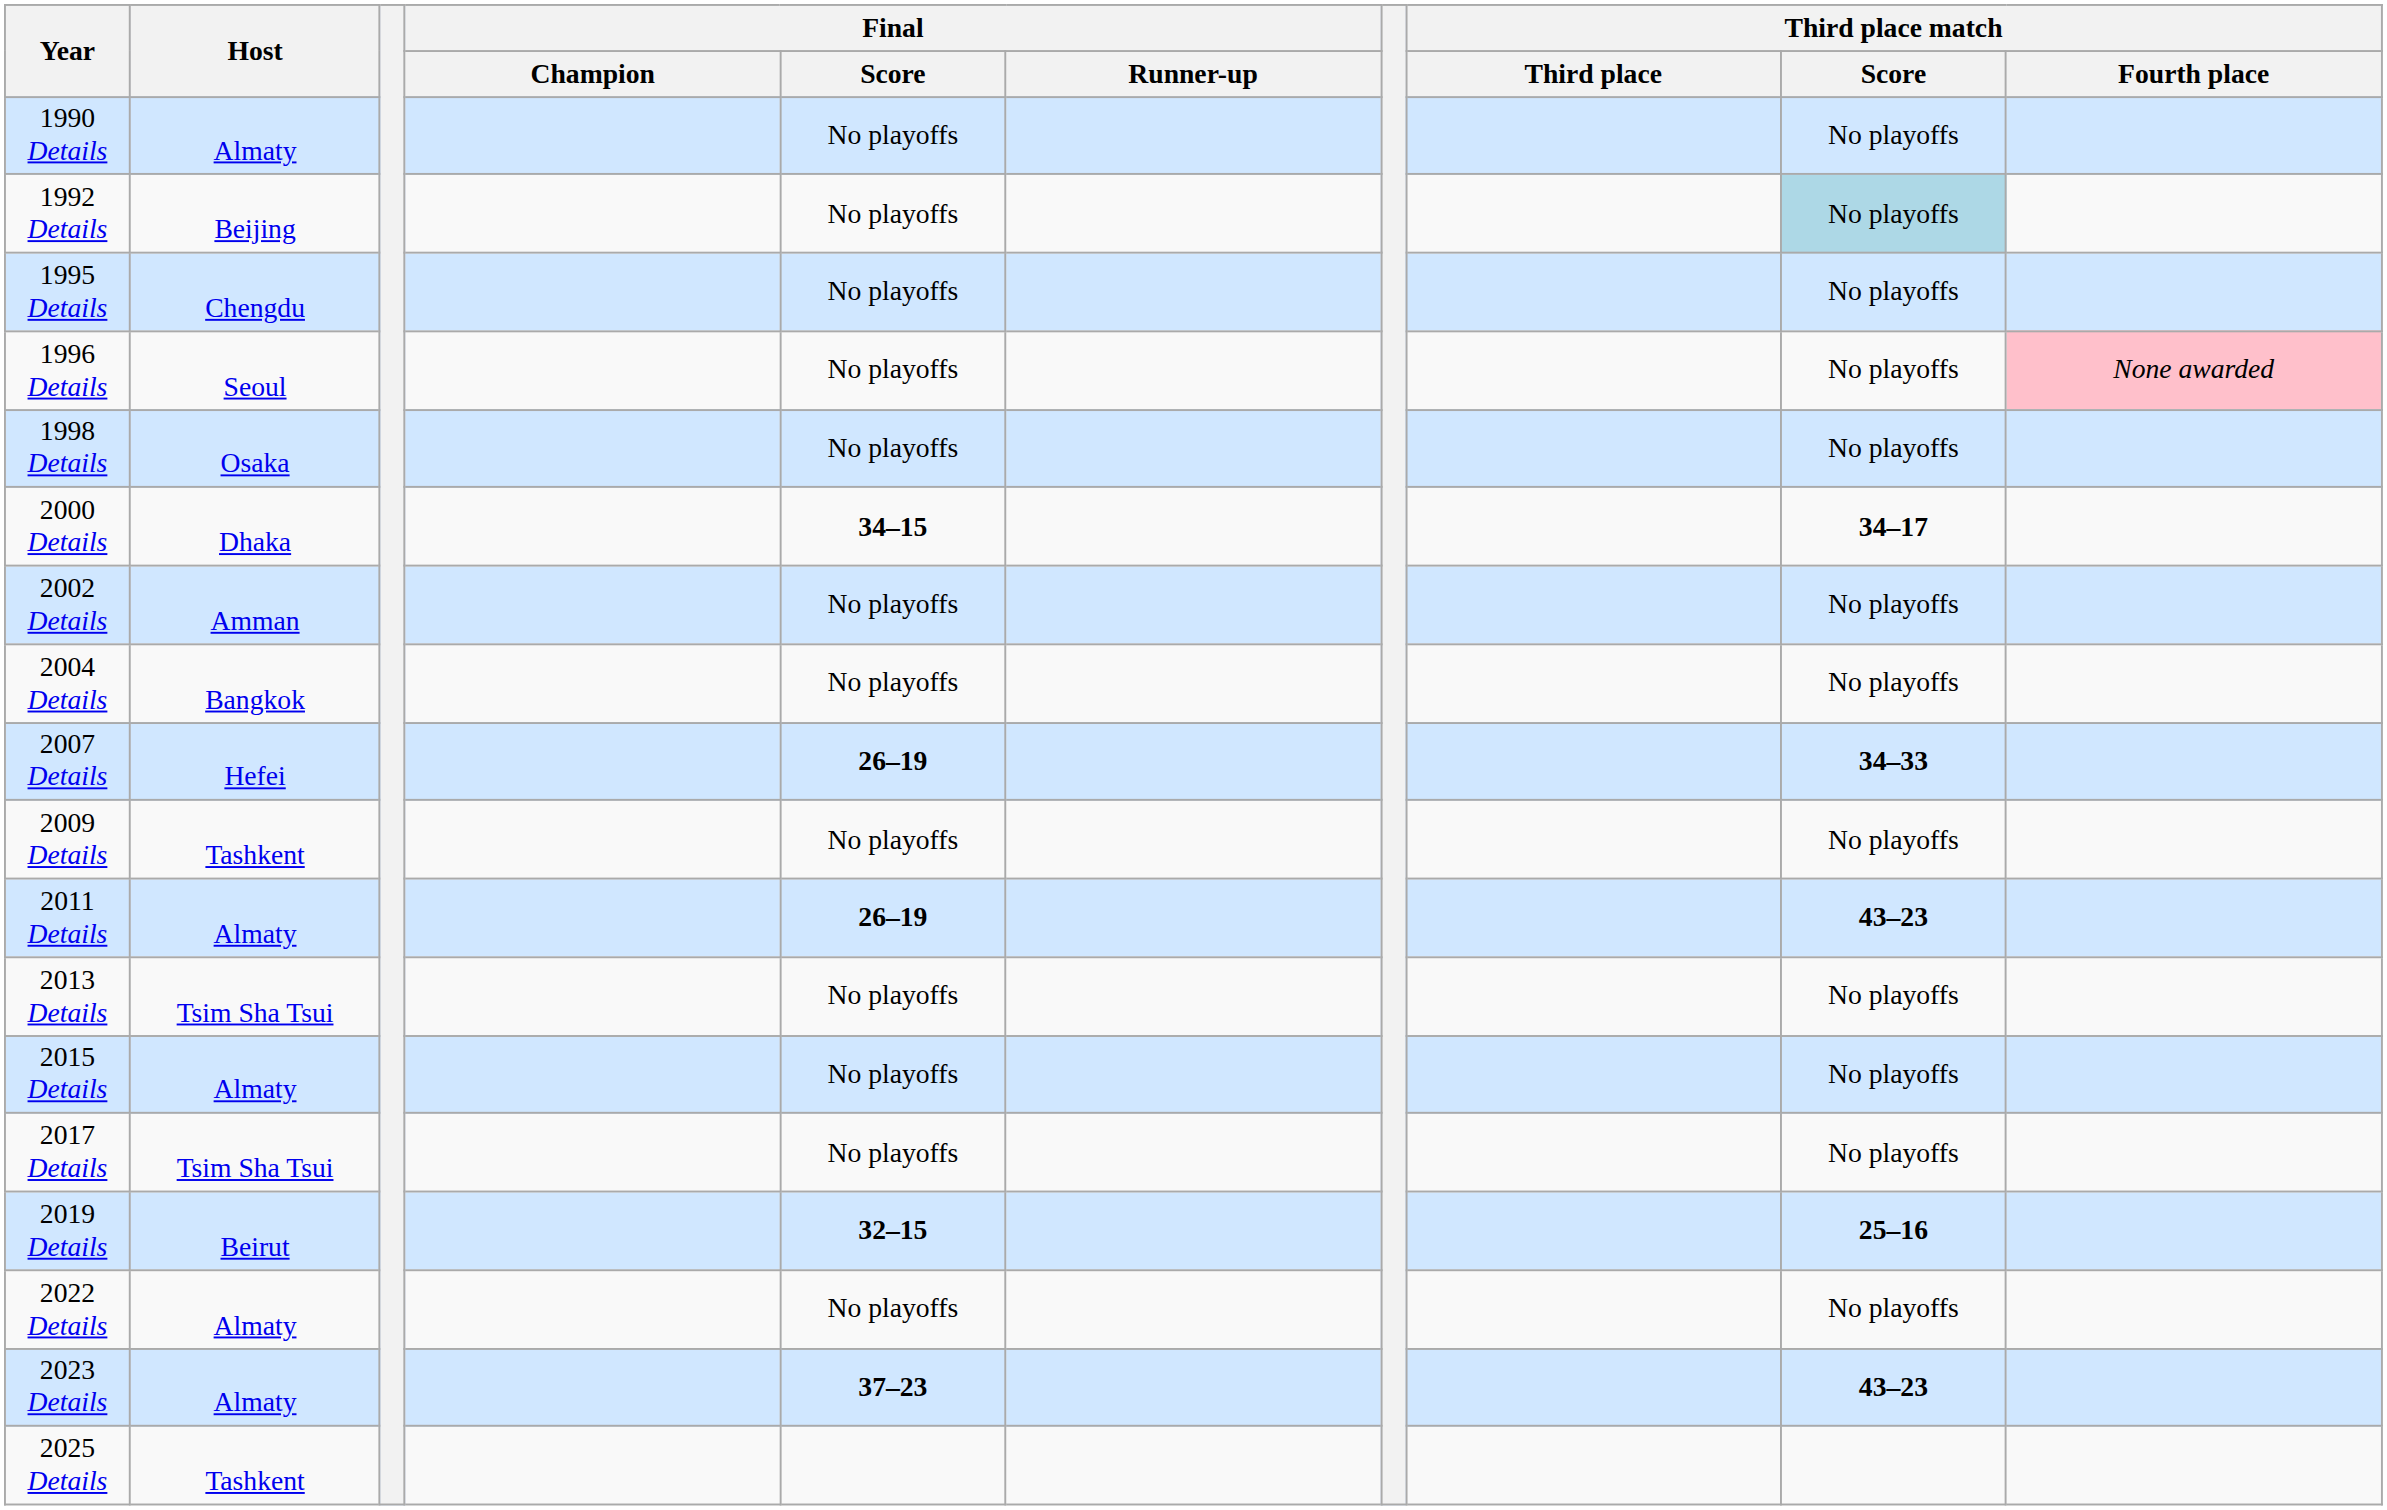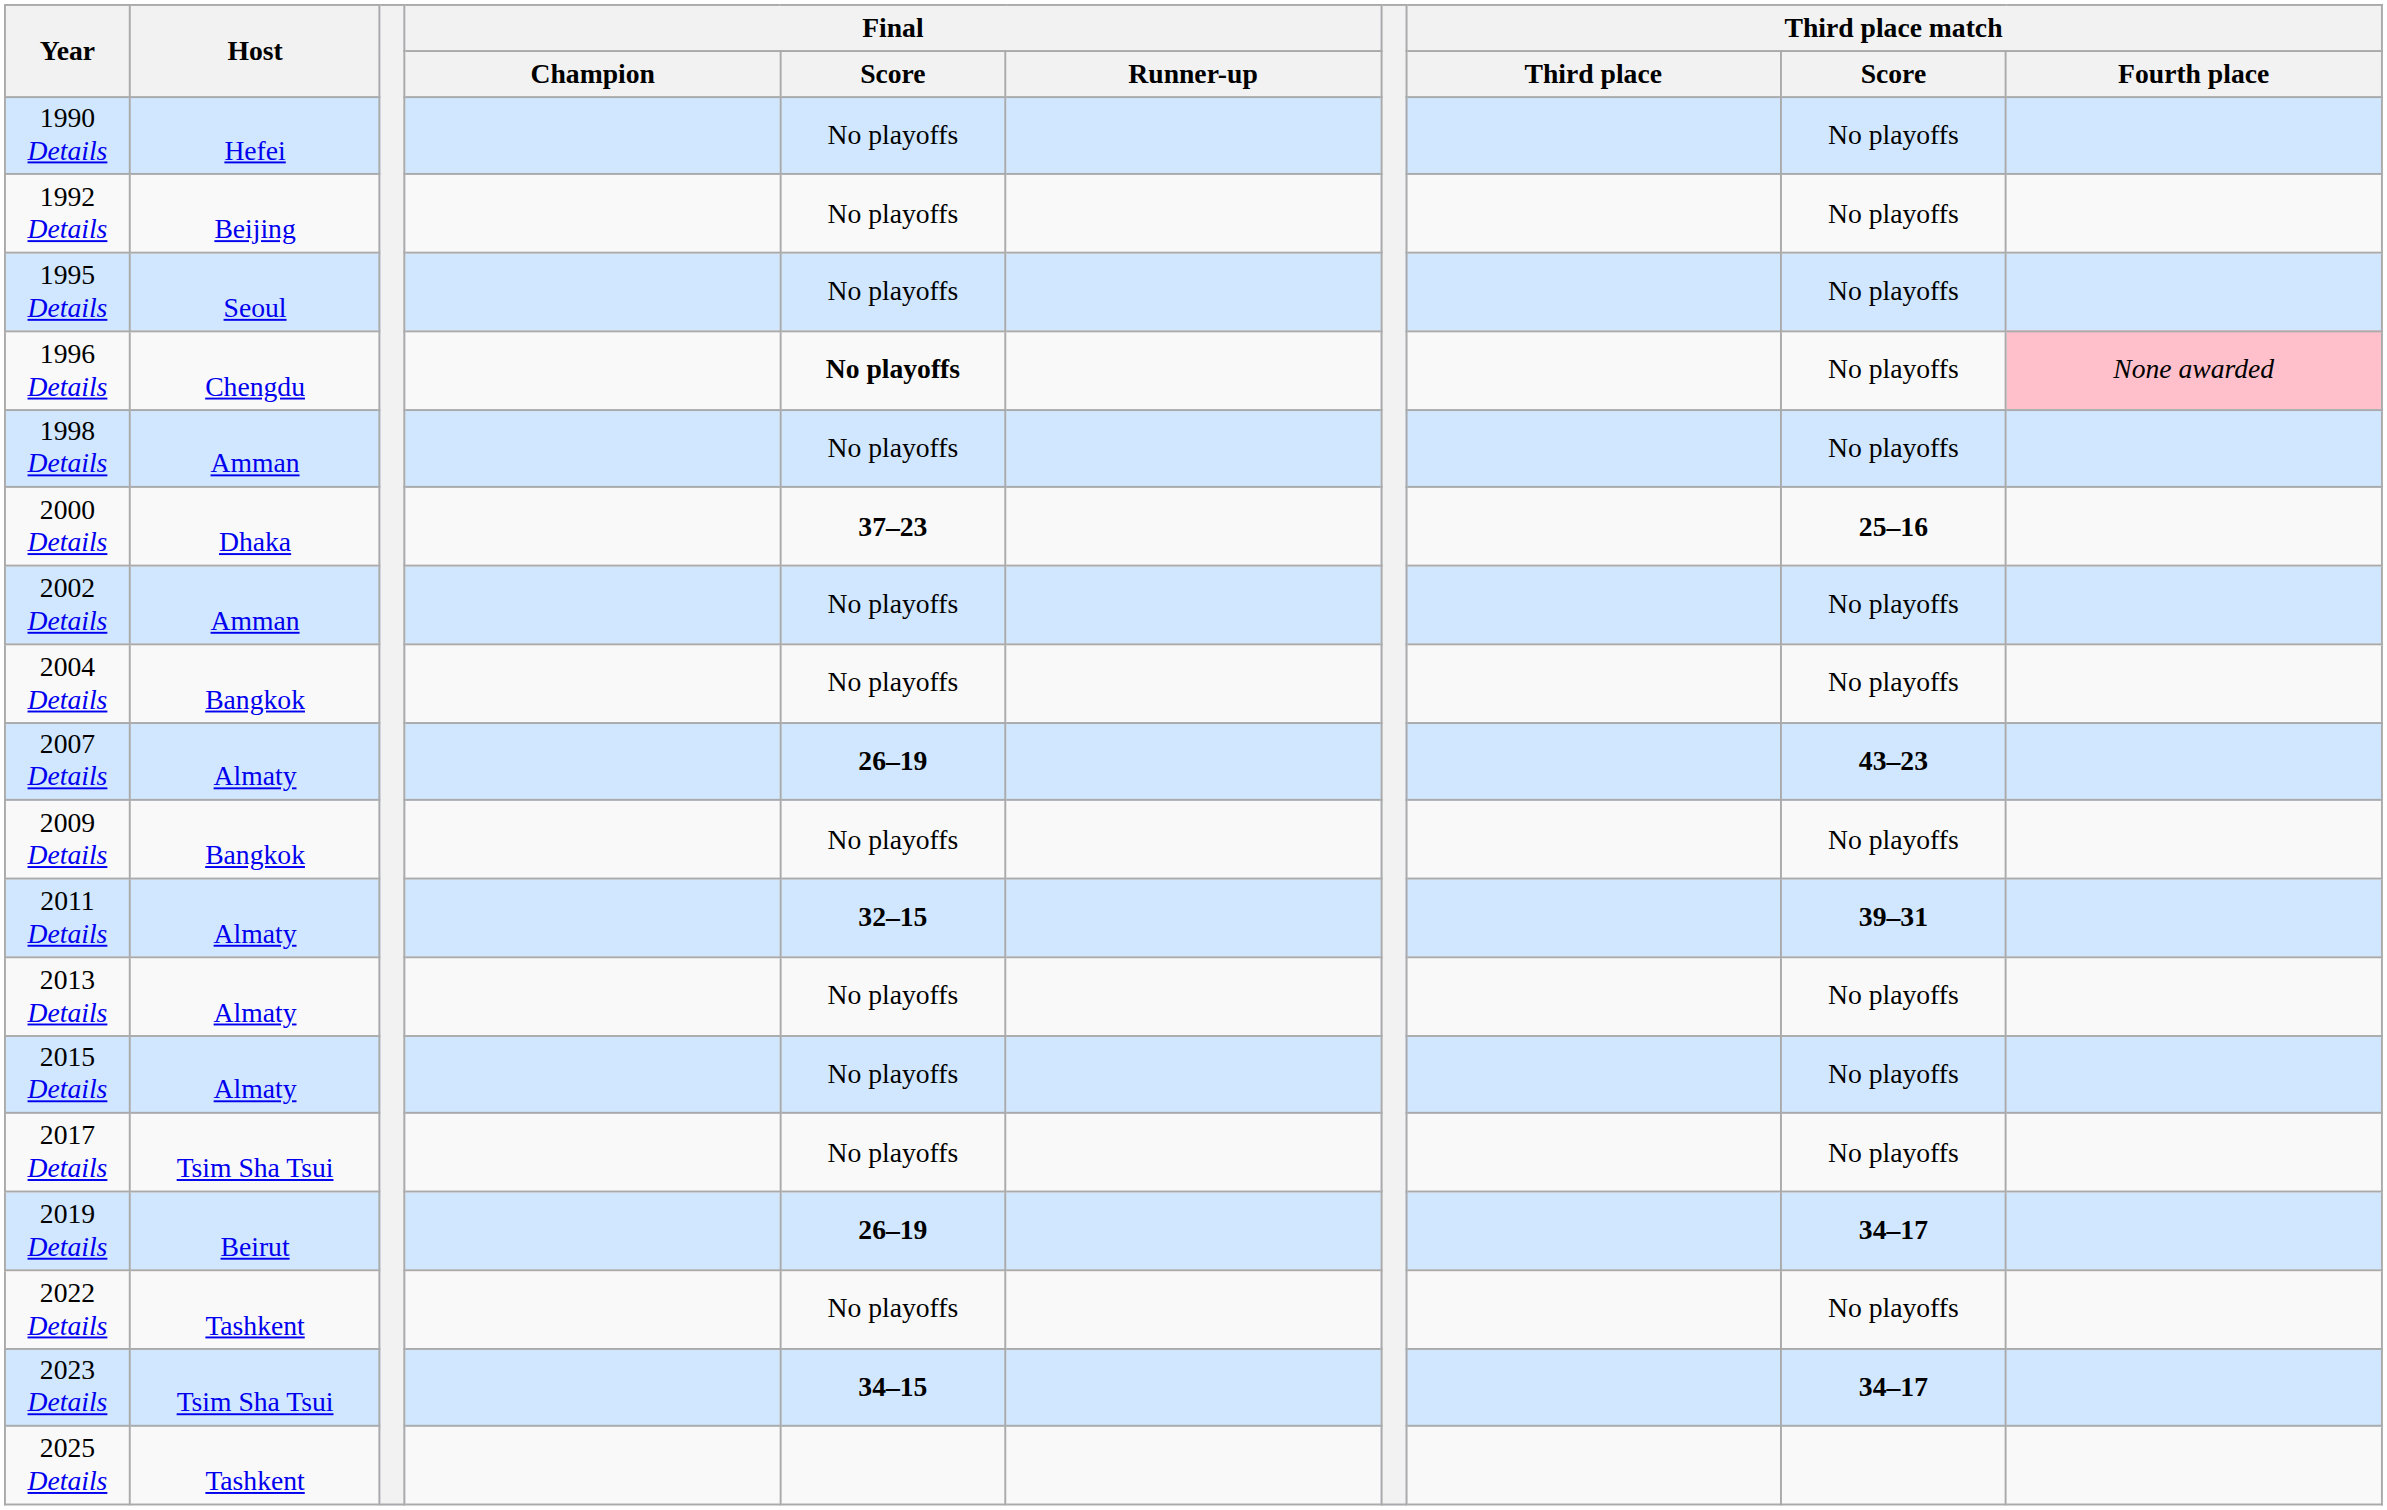(255, 151) Almaty -> (255, 151) Hefei
(1893, 213) lightblue background -> (1893, 213) no background
(255, 308) Chengdu -> (255, 308) Seoul
(255, 386) Seoul -> (255, 386) Chengdu
(893, 369) normal -> (893, 369) bold
(255, 464) Osaka -> (255, 464) Amman
(893, 526) 34–15 -> (893, 526) 37–23
(1893, 526) 34–17 -> (1893, 526) 25–16
(255, 777) Hefei -> (255, 777) Almaty
(1893, 761) 34–33 -> (1893, 761) 43–23
(255, 855) Tashkent -> (255, 855) Bangkok
(893, 917) 26–19 -> (893, 917) 32–15
(1893, 917) 43–23 -> (1893, 917) 39–31
(255, 1012) Tsim Sha Tsui -> (255, 1012) Almaty
(893, 1230) 32–15 -> (893, 1230) 26–19
(1893, 1230) 25–16 -> (1893, 1230) 34–17
(255, 1325) Almaty -> (255, 1325) Tashkent
(255, 1403) Almaty -> (255, 1403) Tsim Sha Tsui
(893, 1387) 37–23 -> (893, 1387) 34–15
(1893, 1387) 43–23 -> (1893, 1387) 34–17
